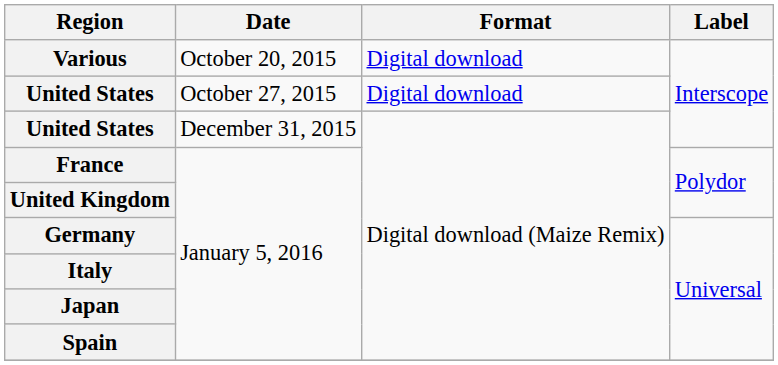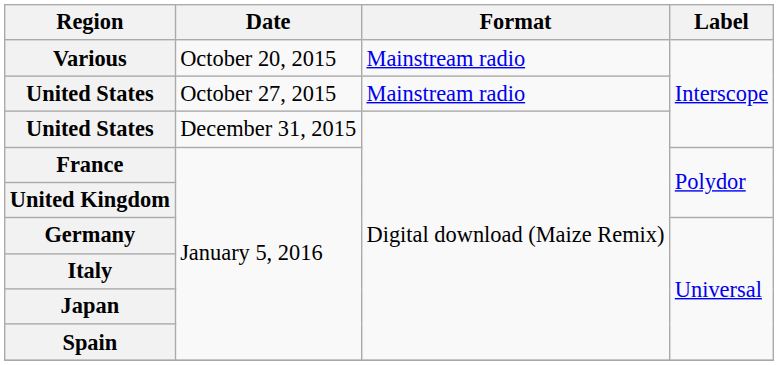(445, 57) Digital download -> (446, 57) Mainstream radio
(445, 93) Digital download -> (446, 93) Mainstream radio
